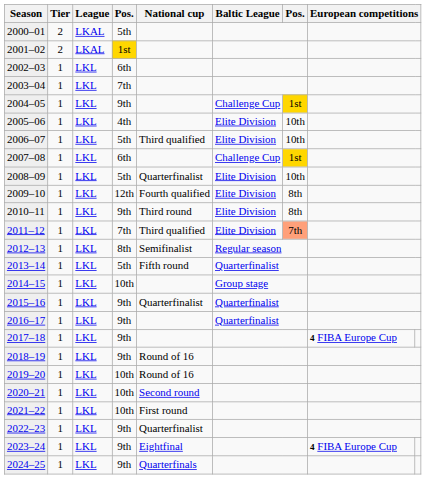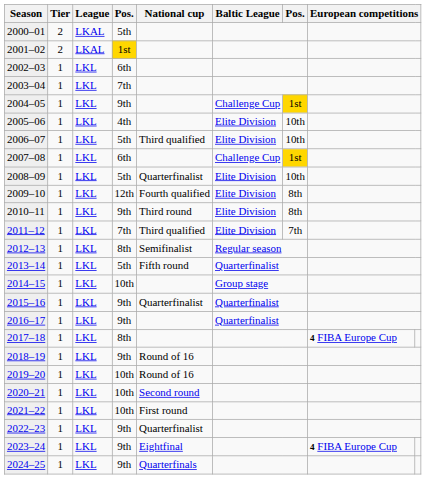(295, 230) lightsalmon background -> (295, 230) no background
(124, 338) 9th -> (124, 338) 8th
